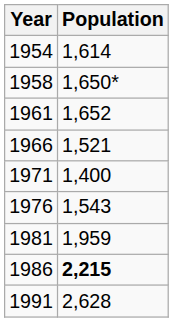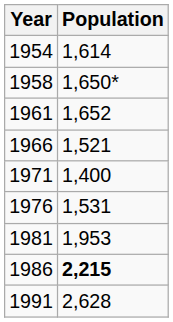(87, 207) 1,543 -> (87, 207) 1,531
(87, 238) 1,959 -> (87, 238) 1,953
